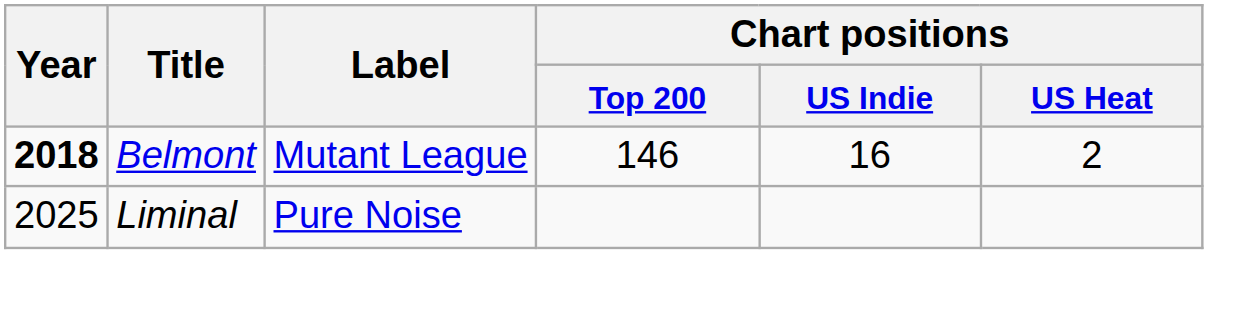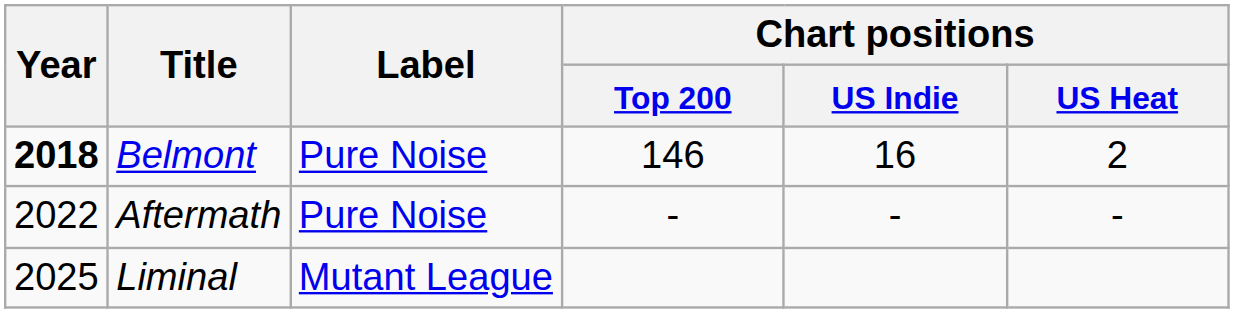(401, 155) Mutant League -> (393, 155) Pure Noise
+ row: (199, 215)
(368, 215) Pure Noise -> (426, 276) Mutant League
